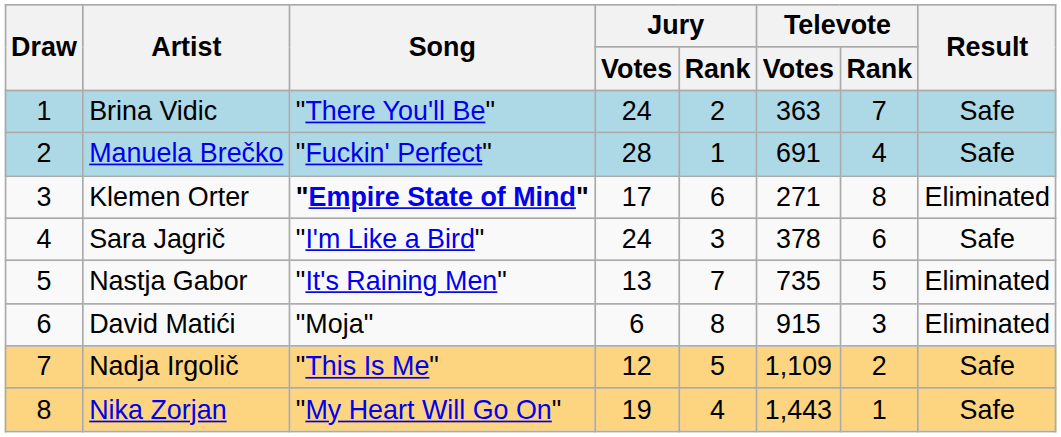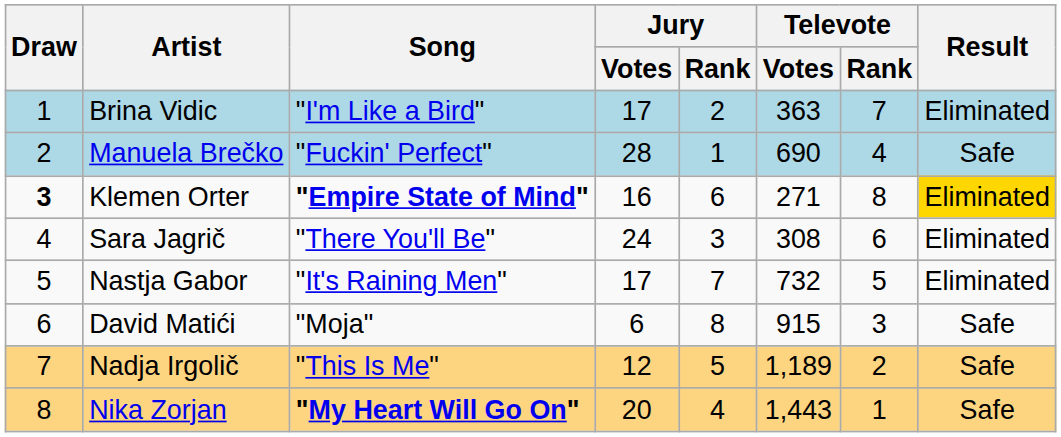(395, 111) "There You'll Be" -> (390, 111) "I'm Like a Bird"
(637, 111) 24 -> (637, 111) 17
(987, 111) Safe -> (987, 111) Eliminated
(798, 153) 691 -> (798, 153) 690
(44, 196) normal -> (44, 196) bold
(637, 196) 17 -> (637, 196) 16
(987, 196) no background -> (987, 196) gold background
(390, 238) "I'm Like a Bird" -> (395, 238) "There You'll Be"
(798, 238) 378 -> (798, 238) 308
(987, 238) Safe -> (987, 238) Eliminated
(637, 281) 13 -> (637, 281) 17
(798, 281) 735 -> (798, 281) 732
(987, 324) Eliminated -> (987, 324) Safe
(798, 366) 1,109 -> (798, 366) 1,189
(429, 409) normal -> (438, 409) bold
(637, 409) 19 -> (637, 409) 20
